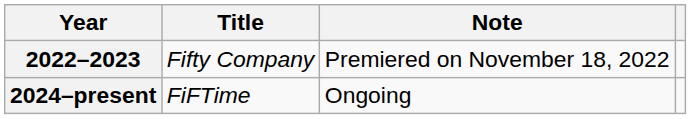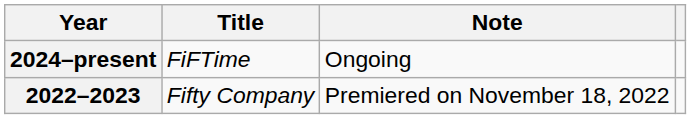rows swapped: (83, 58) <-> (83, 95)
